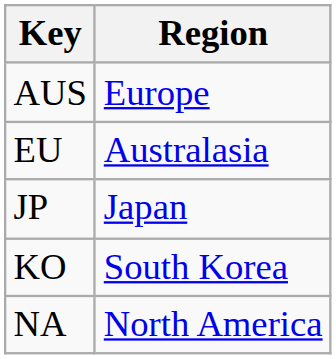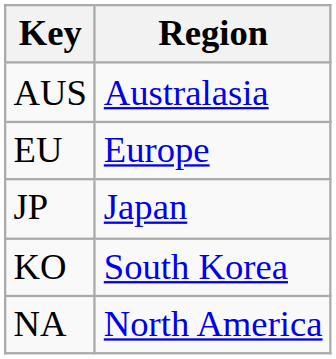(157, 91) Europe -> (186, 91) Australasia
(186, 149) Australasia -> (157, 149) Europe
